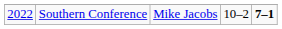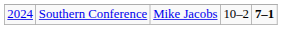(20, 14) 2022 -> (20, 14) 2024
